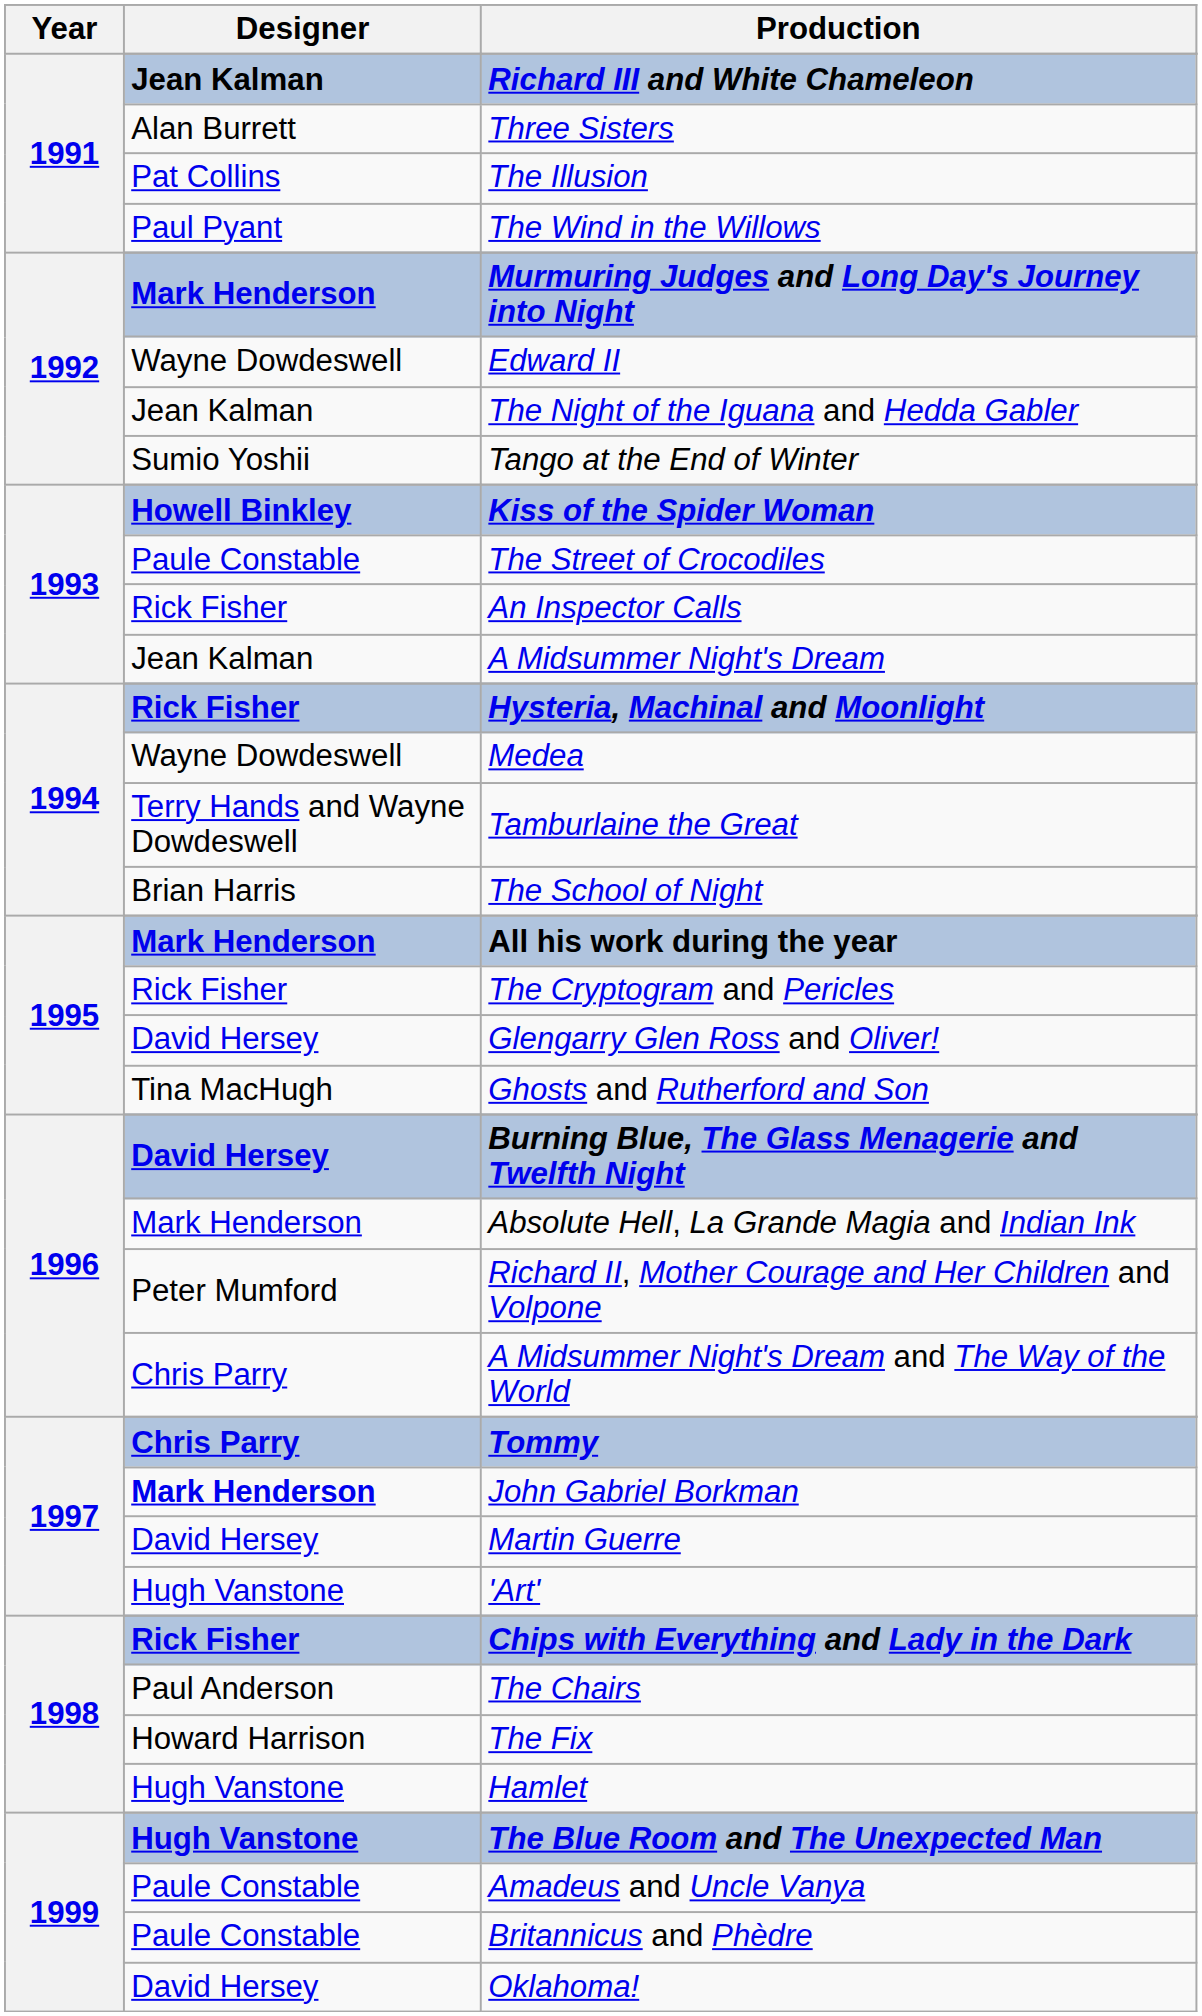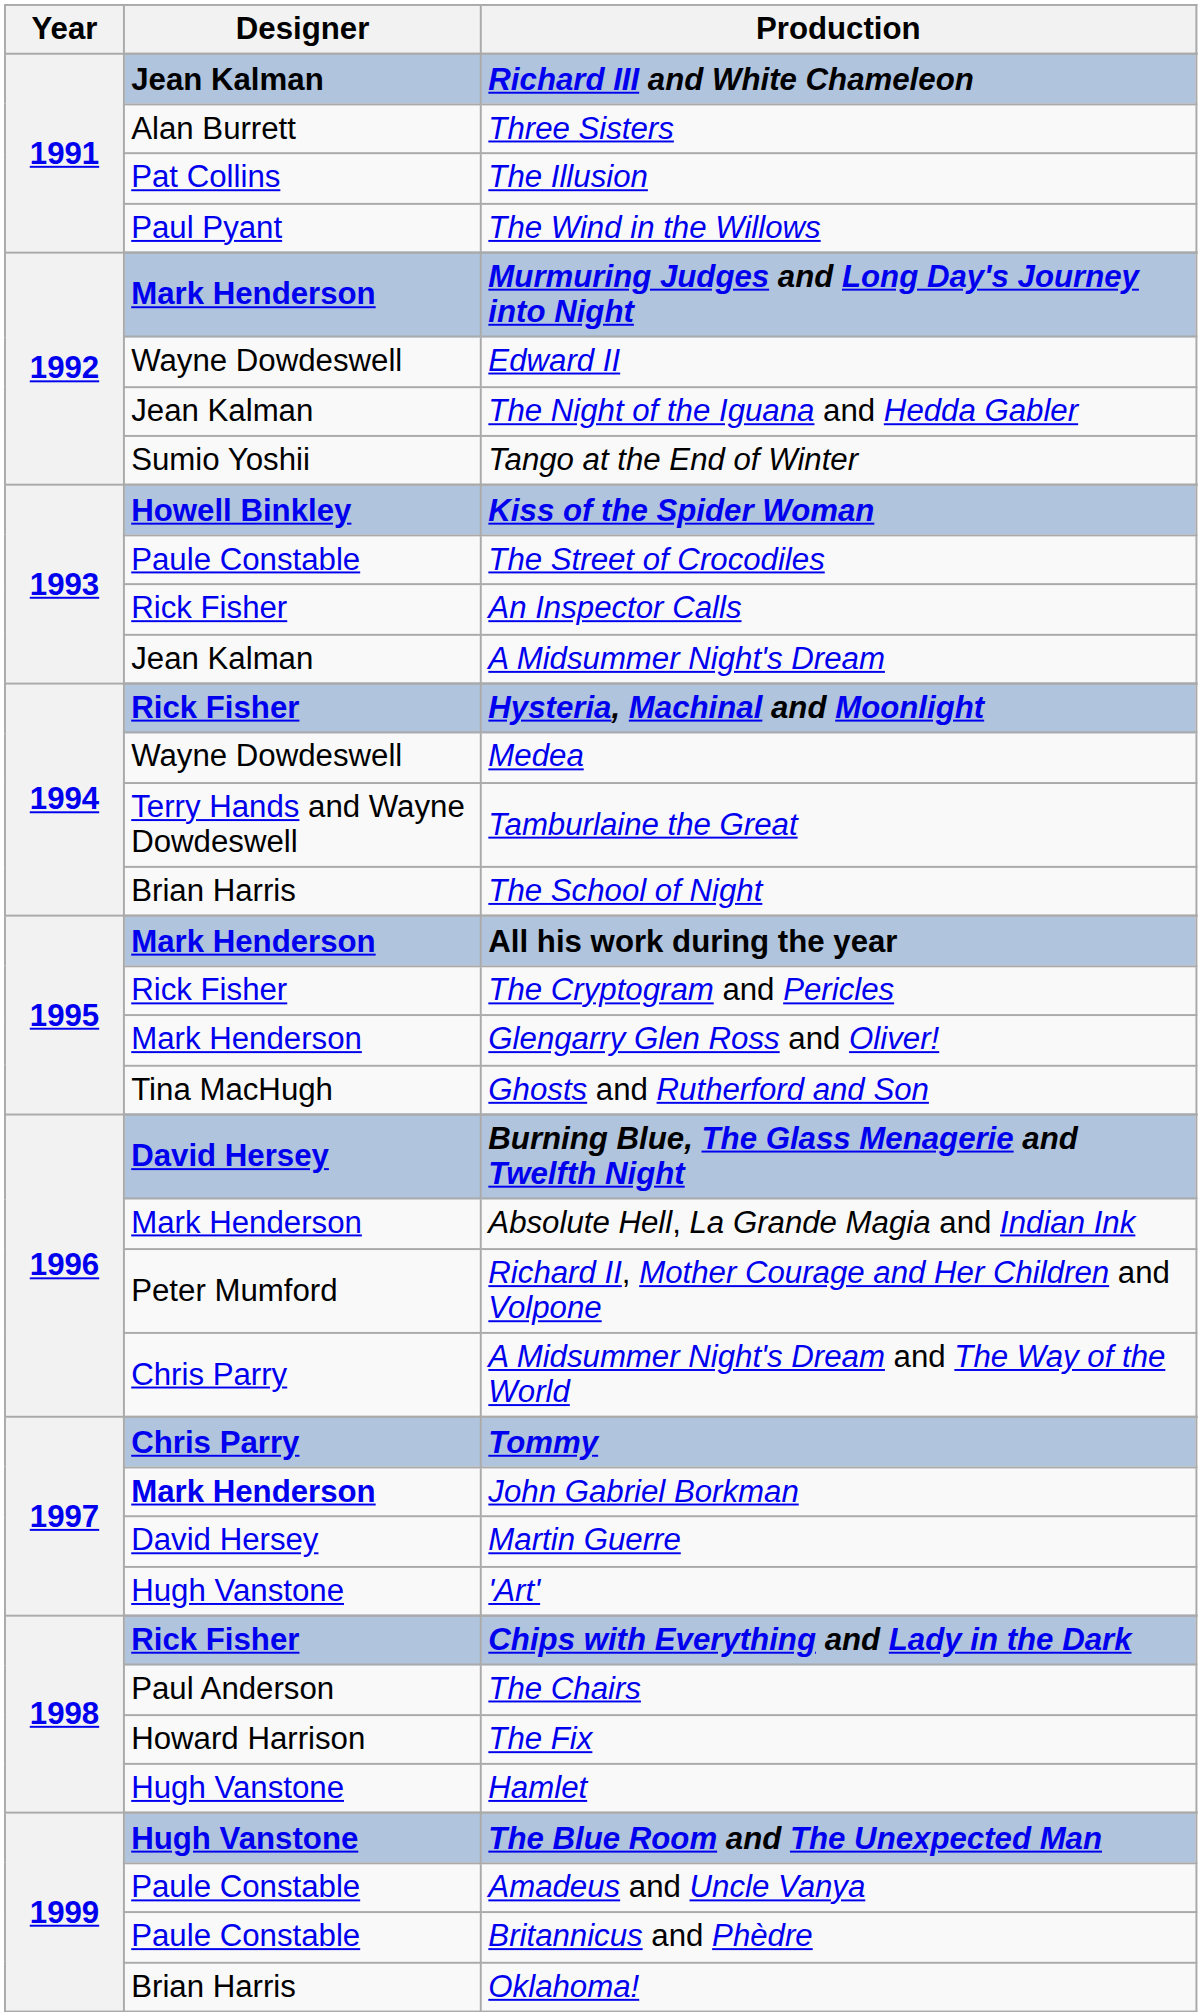(225, 1039) David Hersey -> (247, 1039) Mark Henderson
(225, 1986) David Hersey -> (214, 1986) Brian Harris
